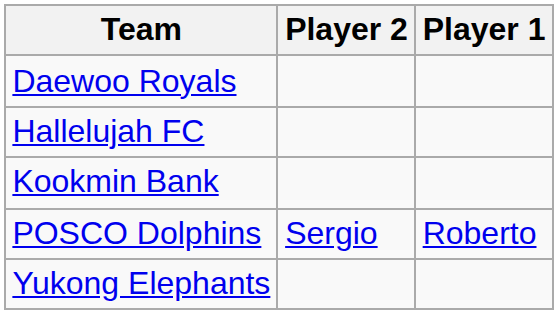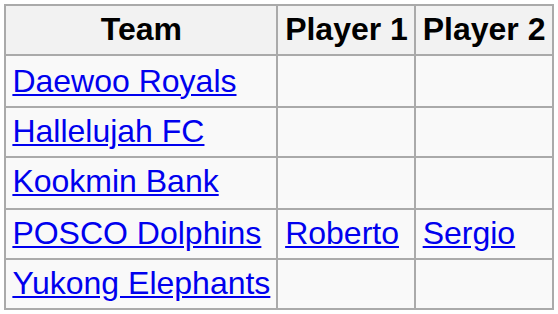columns swapped: (484, 29) <-> (347, 29)
